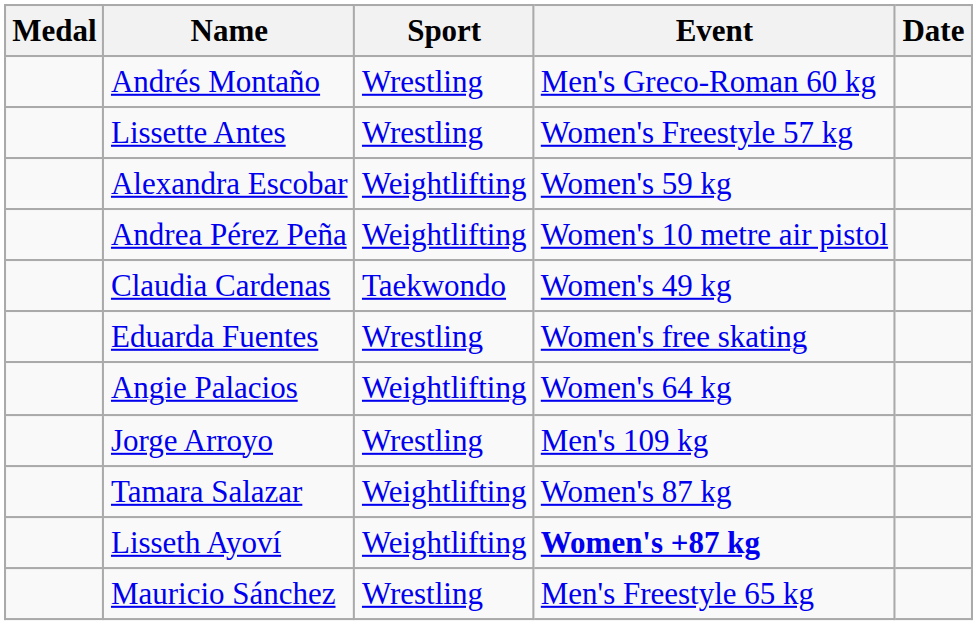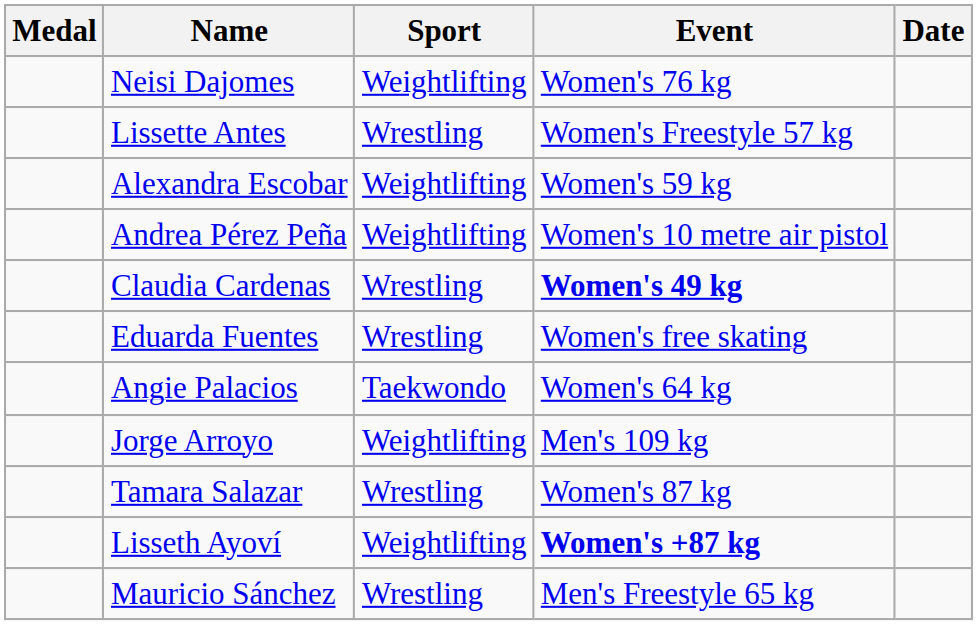+ row: (203, 81)
- row: (216, 81)
(434, 285) Taekwondo -> (422, 285) Wrestling
(636, 285) normal -> (642, 285) bold
(444, 388) Weightlifting -> (434, 388) Taekwondo
(422, 439) Wrestling -> (444, 439) Weightlifting
(444, 490) Weightlifting -> (422, 490) Wrestling
